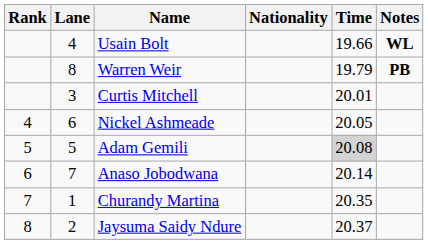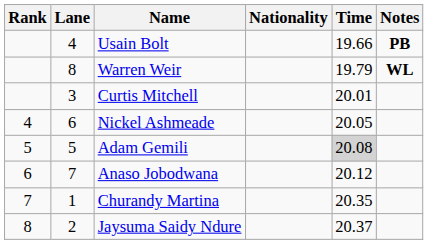(400, 43) WL -> (400, 43) PB
(400, 69) PB -> (400, 69) WL
(354, 174) 20.14 -> (354, 174) 20.12
